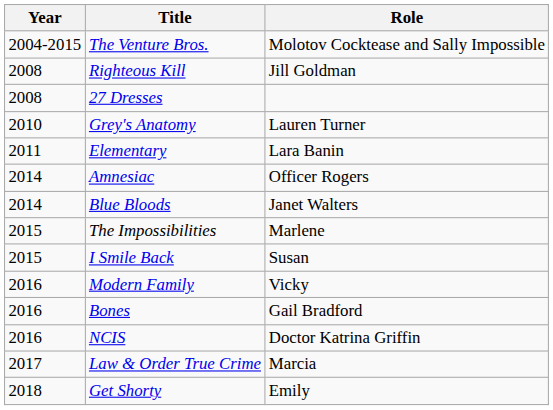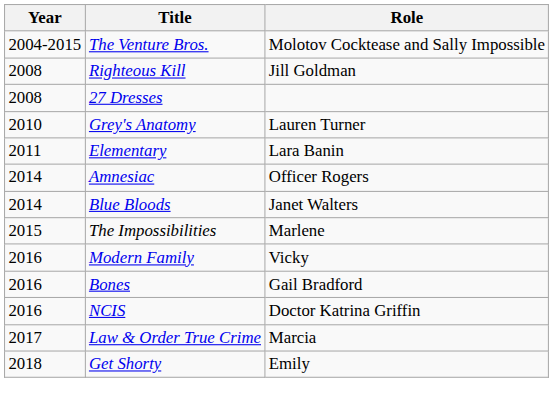- row: (131, 257)
